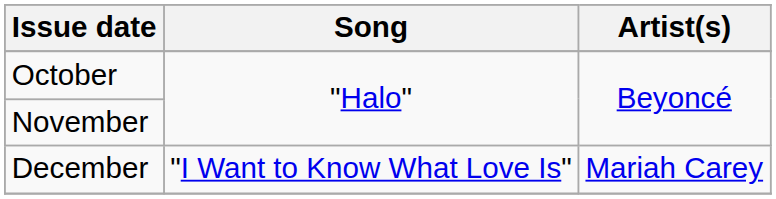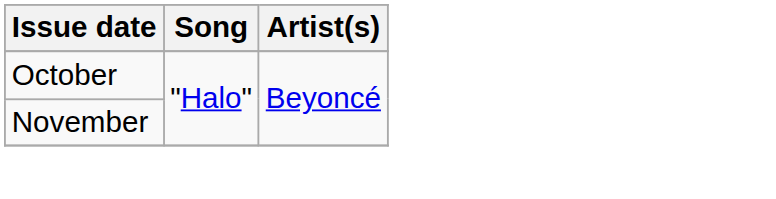- row: (80, 168)
